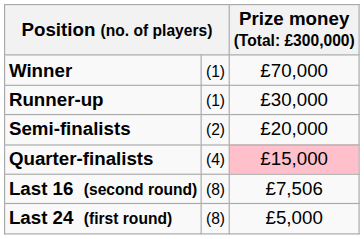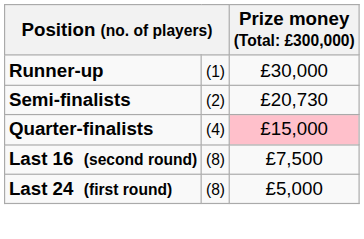- row: (41, 70)
(294, 129) £20,000 -> (294, 99) £20,730
(294, 188) £7,506 -> (294, 159) £7,500
